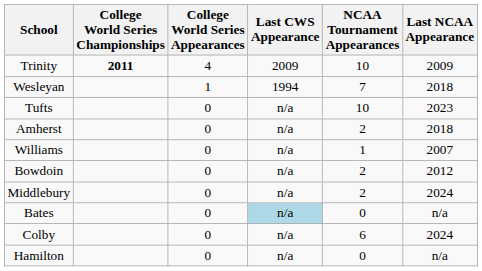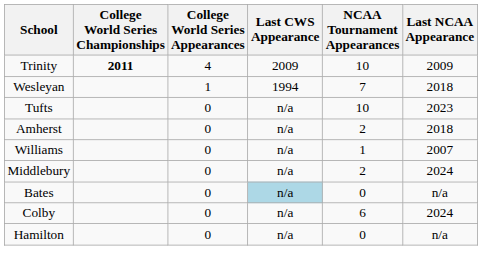- row: (39, 171)
